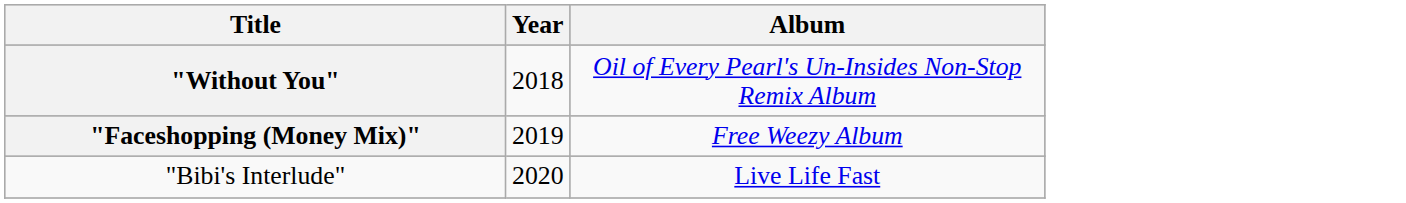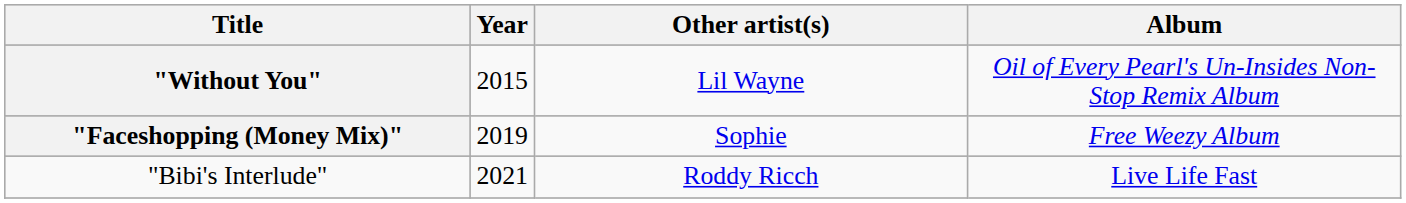+ column: (751, 24)
(538, 80) 2018 -> (502, 80) 2015
(538, 176) 2020 -> (502, 176) 2021
